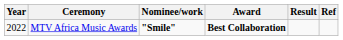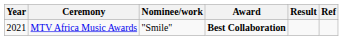(16, 27) 2022 -> (16, 27) 2021
(159, 27) bold -> (157, 27) normal
